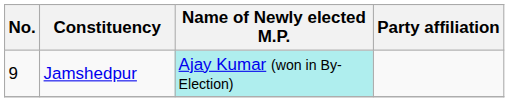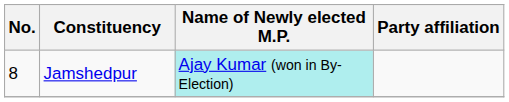(13, 73) 9 -> (13, 73) 8
